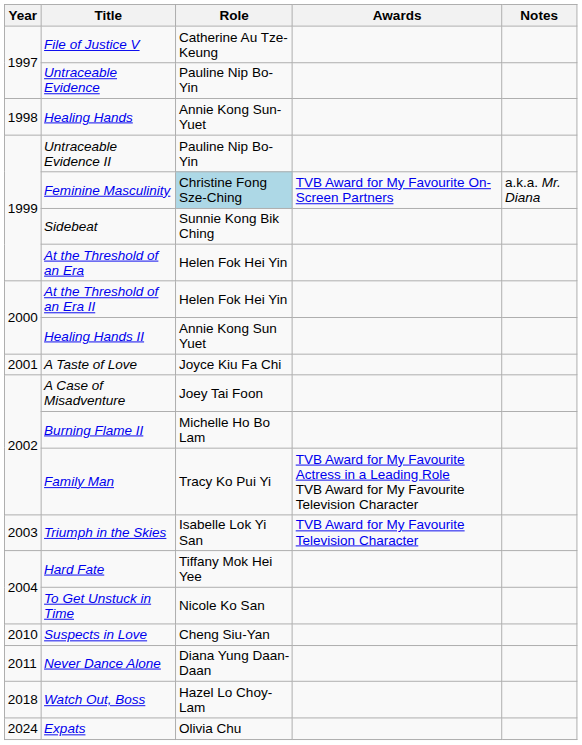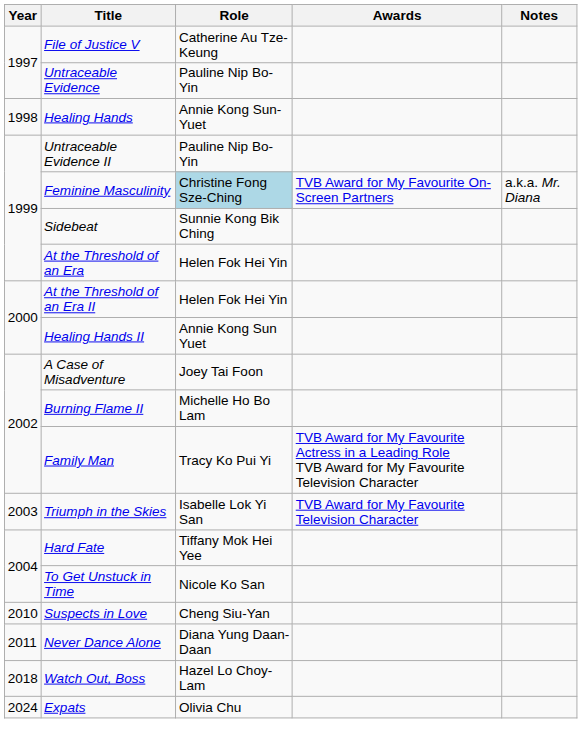- row: (91, 365)
